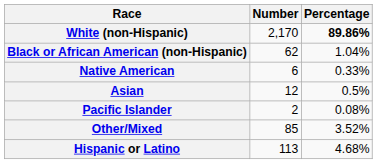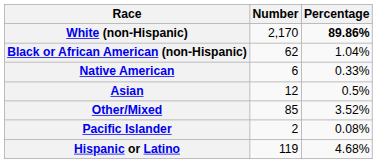rows swapped: (127, 110) <-> (127, 129)
(289, 149) 113 -> (289, 149) 119
